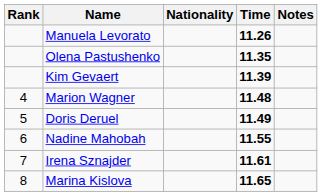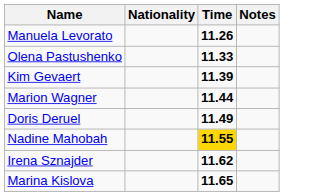- column: (23, 14)
(255, 56) 11.35 -> (217, 56) 11.33
(255, 98) 11.48 -> (217, 98) 11.44
(255, 139) no background -> (217, 139) gold background
(255, 160) 11.61 -> (217, 160) 11.62
